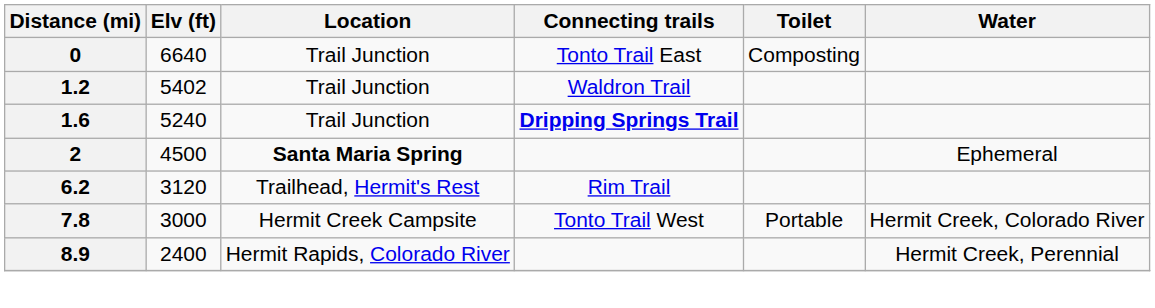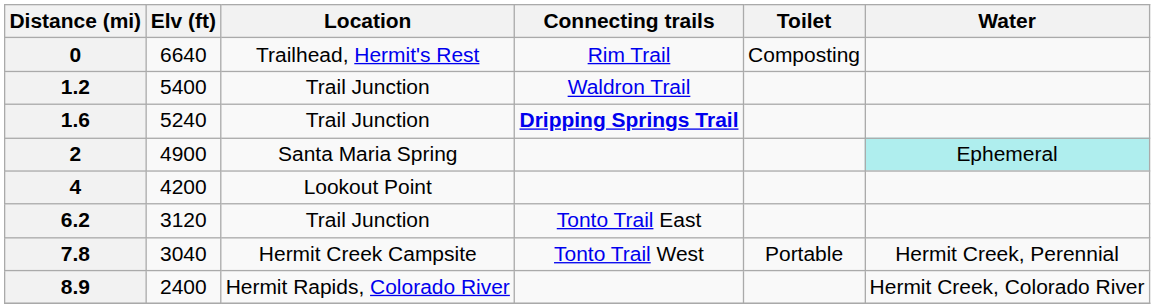(368, 54) Trail Junction -> (368, 54) Trailhead, Hermit's Rest
(629, 54) Tonto Trail East -> (629, 54) Rim Trail
(183, 87) 5402 -> (183, 87) 5400
(183, 154) 4500 -> (183, 154) 4900
(368, 154) bold -> (368, 154) normal
(1007, 154) no background -> (1007, 154) paleturquoise background
+ row: (75, 187)
(368, 187) Trailhead, Hermit's Rest -> (368, 220) Trail Junction
(629, 187) Rim Trail -> (629, 220) Tonto Trail East
(183, 220) 3000 -> (183, 253) 3040
(1007, 220) Hermit Creek, Colorado River -> (1007, 253) Hermit Creek, Perennial
(1007, 253) Hermit Creek, Perennial -> (1007, 287) Hermit Creek, Colorado River
